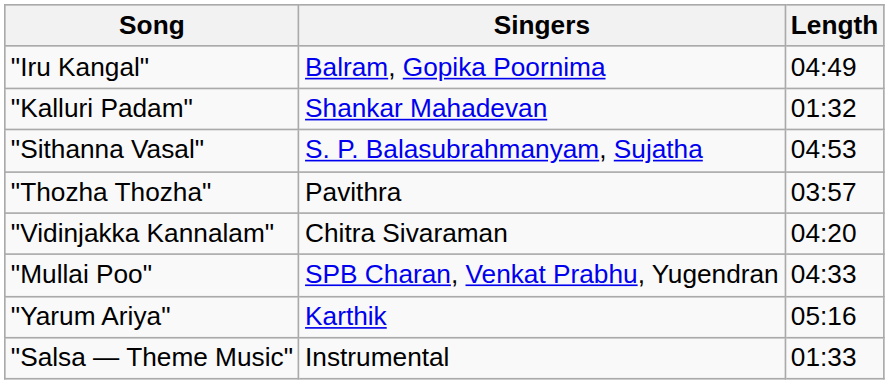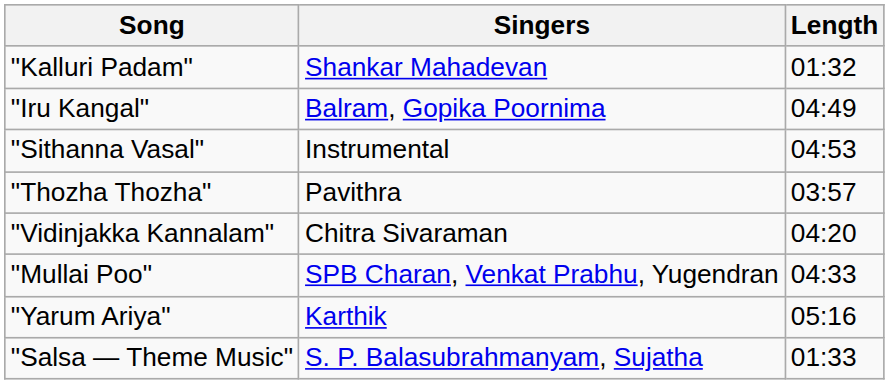rows swapped: (102, 108) <-> (80, 66)
(504, 150) S. P. Balasubrahmanyam, Sujatha -> (377, 150) Instrumental
(377, 358) Instrumental -> (504, 358) S. P. Balasubrahmanyam, Sujatha
